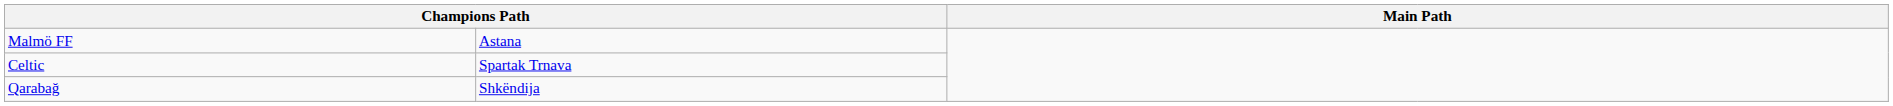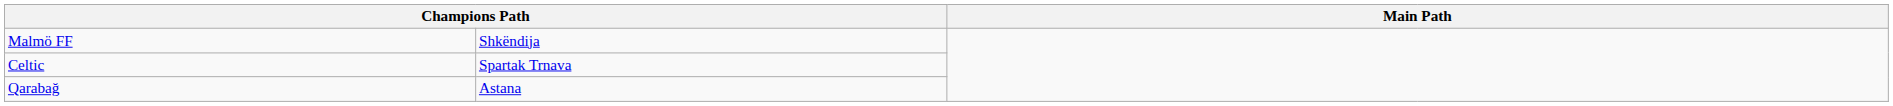(500, 40) Astana -> (509, 40) Shkëndija
(509, 88) Shkëndija -> (500, 88) Astana
